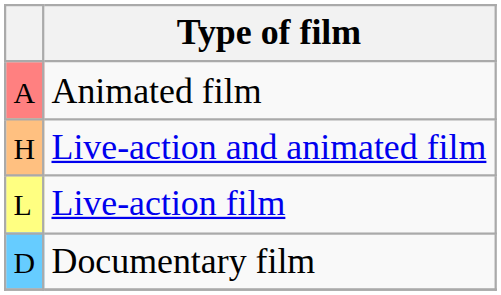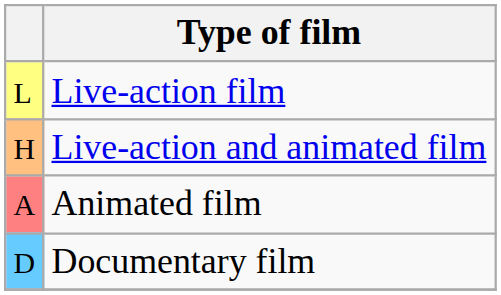rows swapped: (157, 89) <-> (168, 203)
